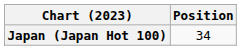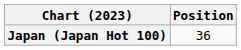(203, 35) 34 -> (203, 35) 36
